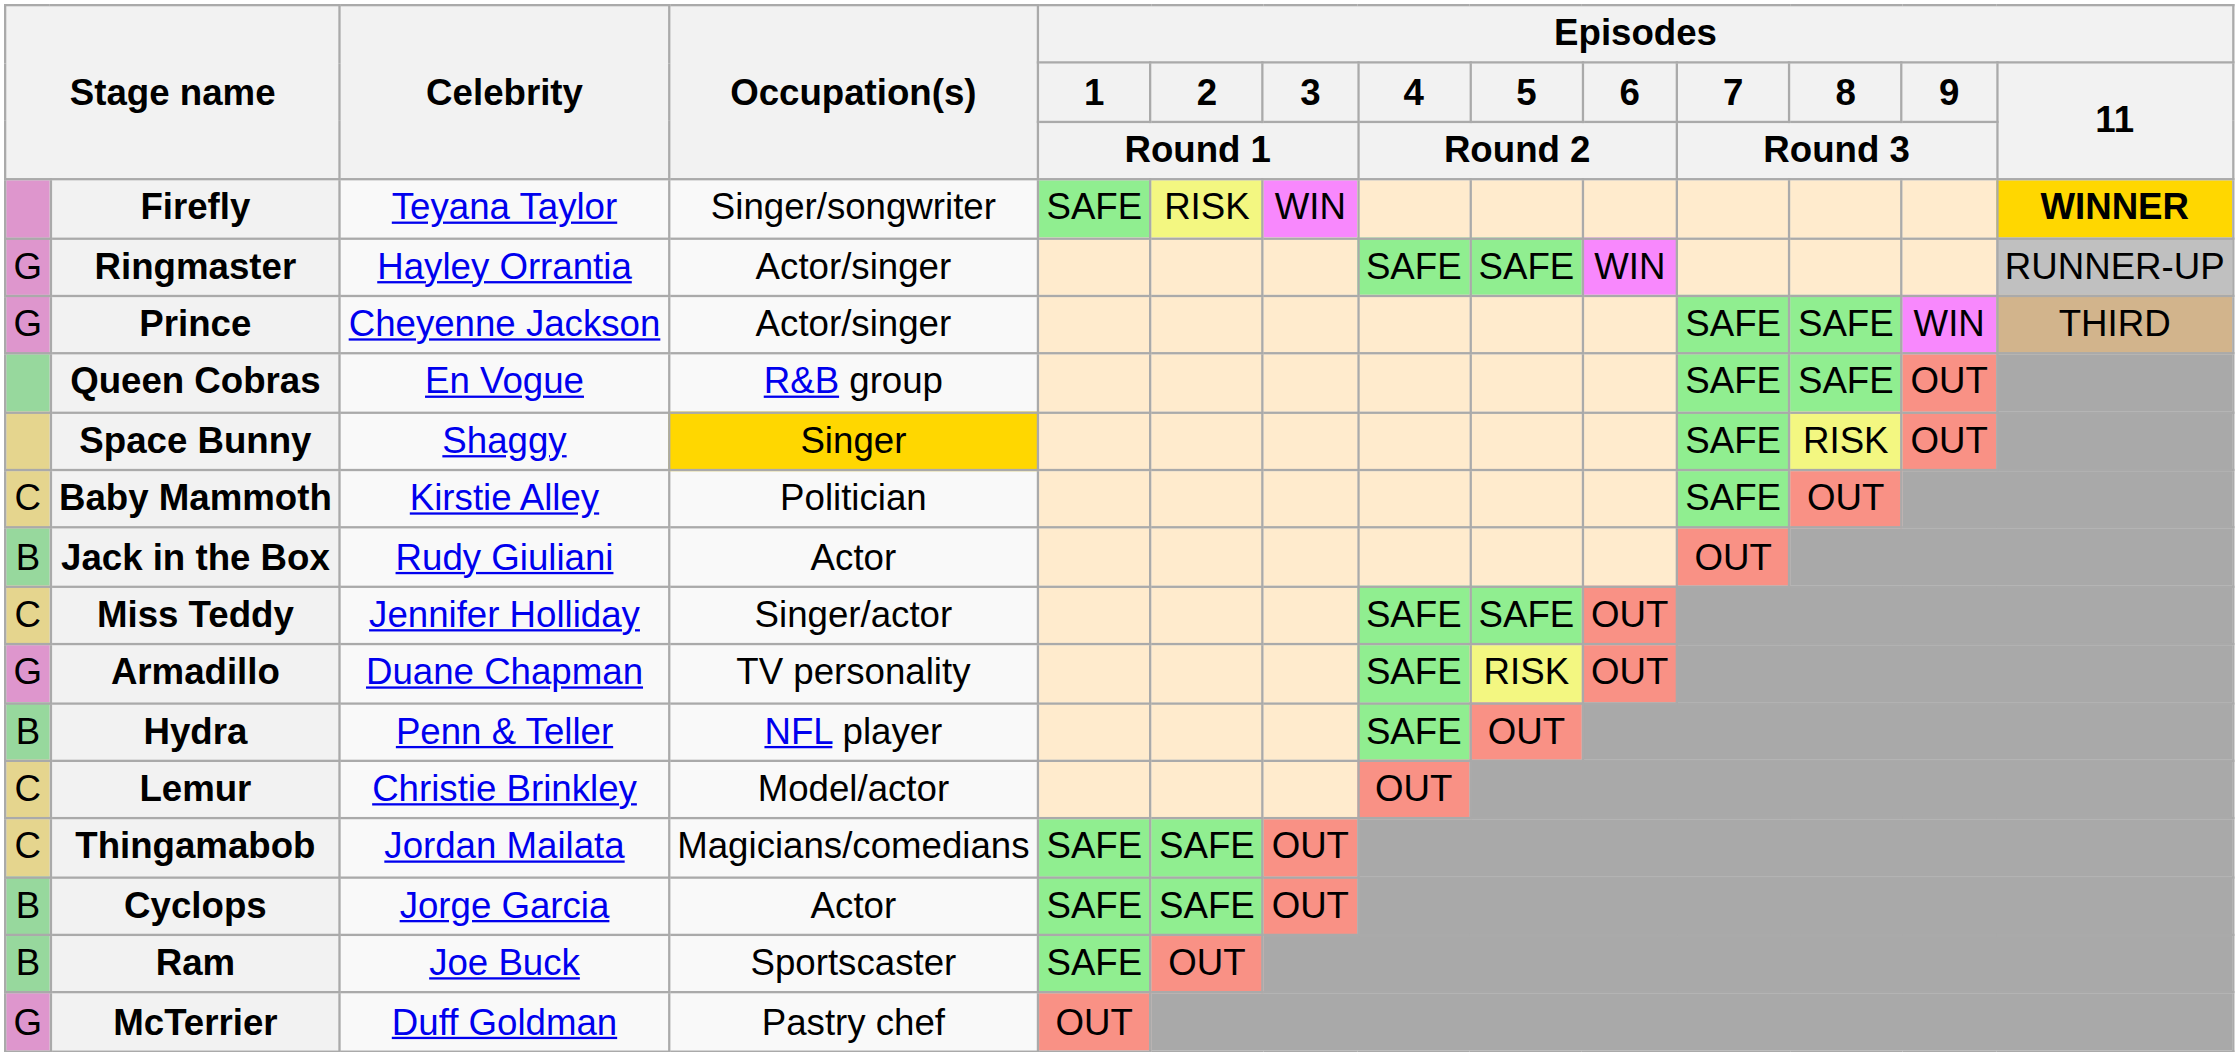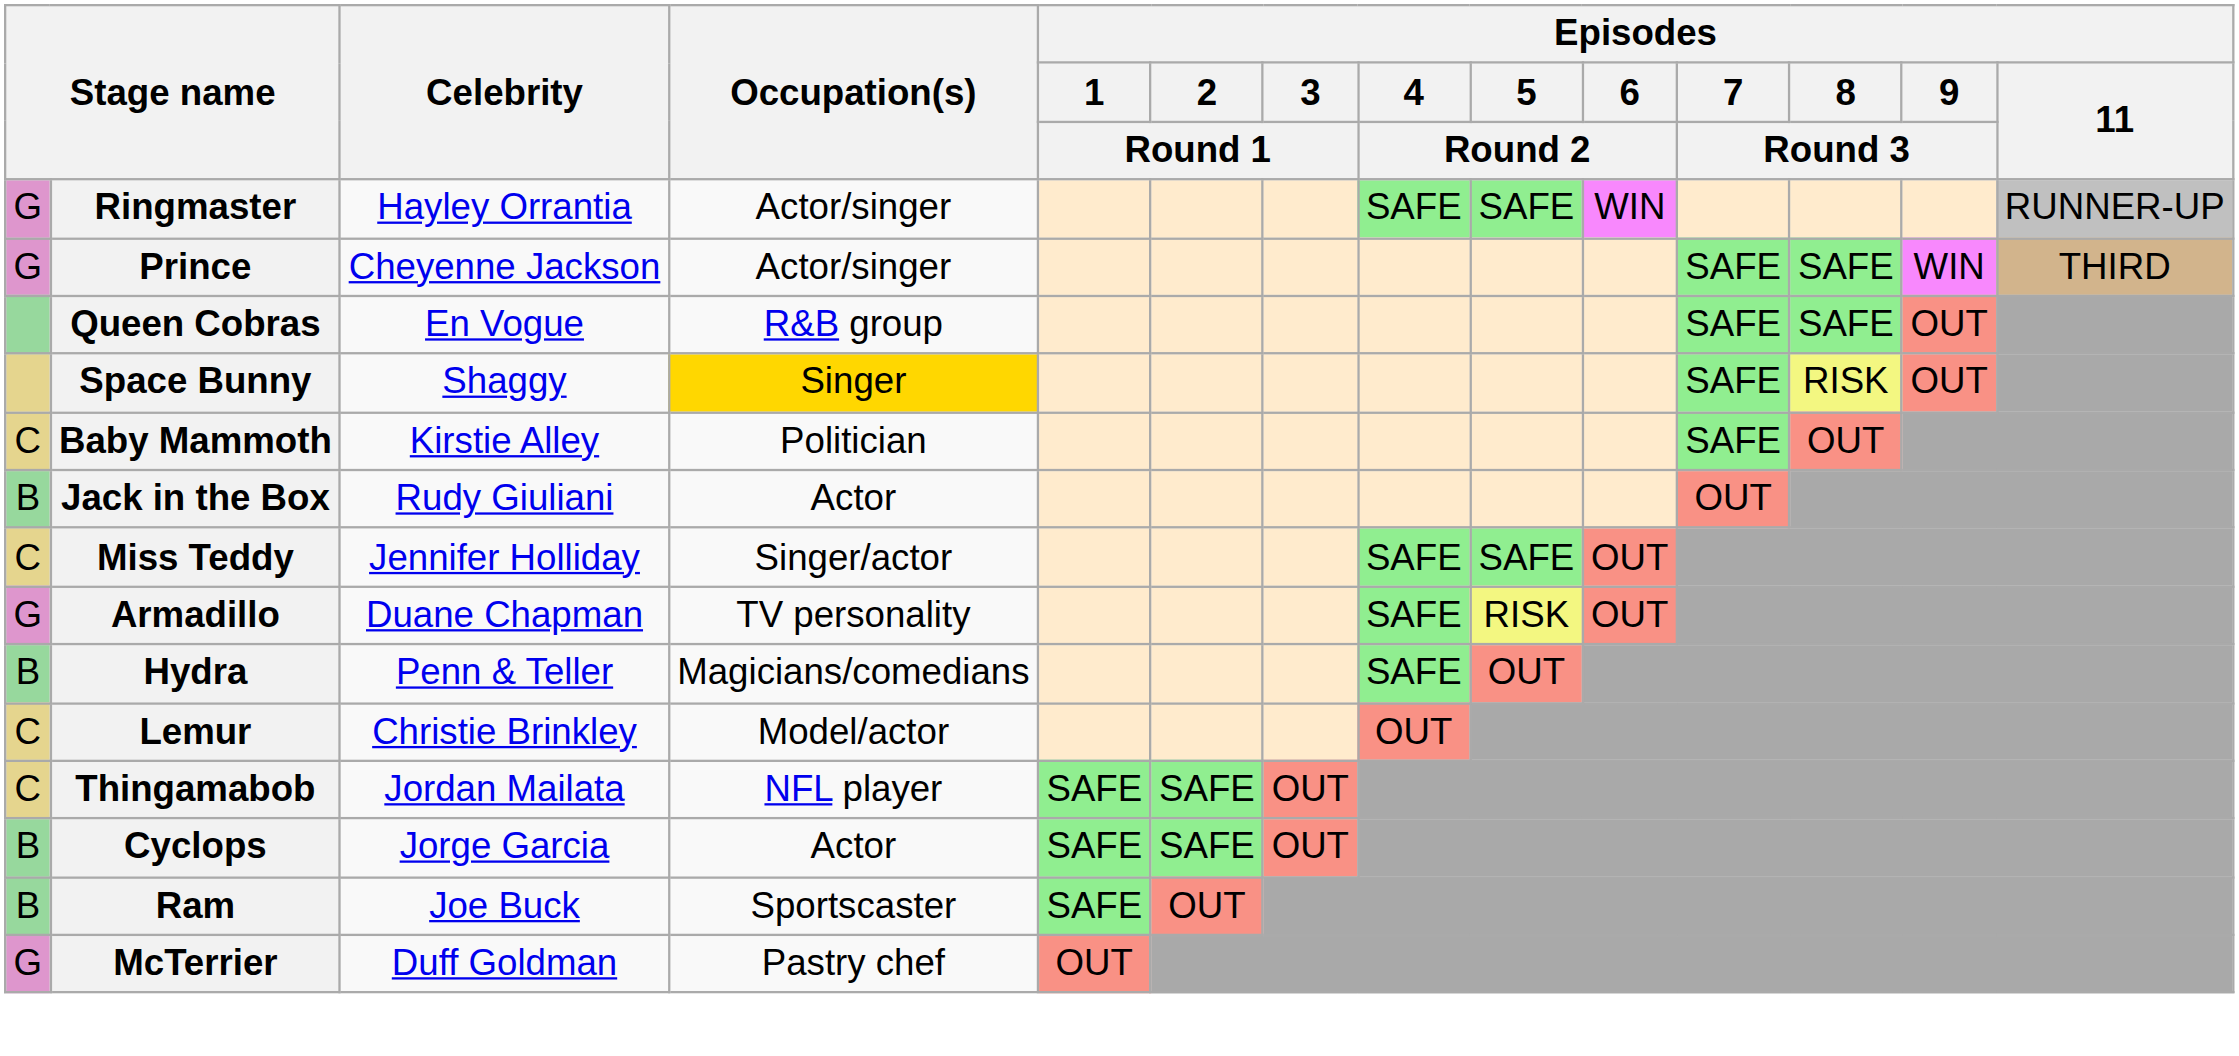- row: (195, 207)
(853, 730) NFL player -> (853, 672) Magicians/comedians
(853, 847) Magicians/comedians -> (853, 788) NFL player
